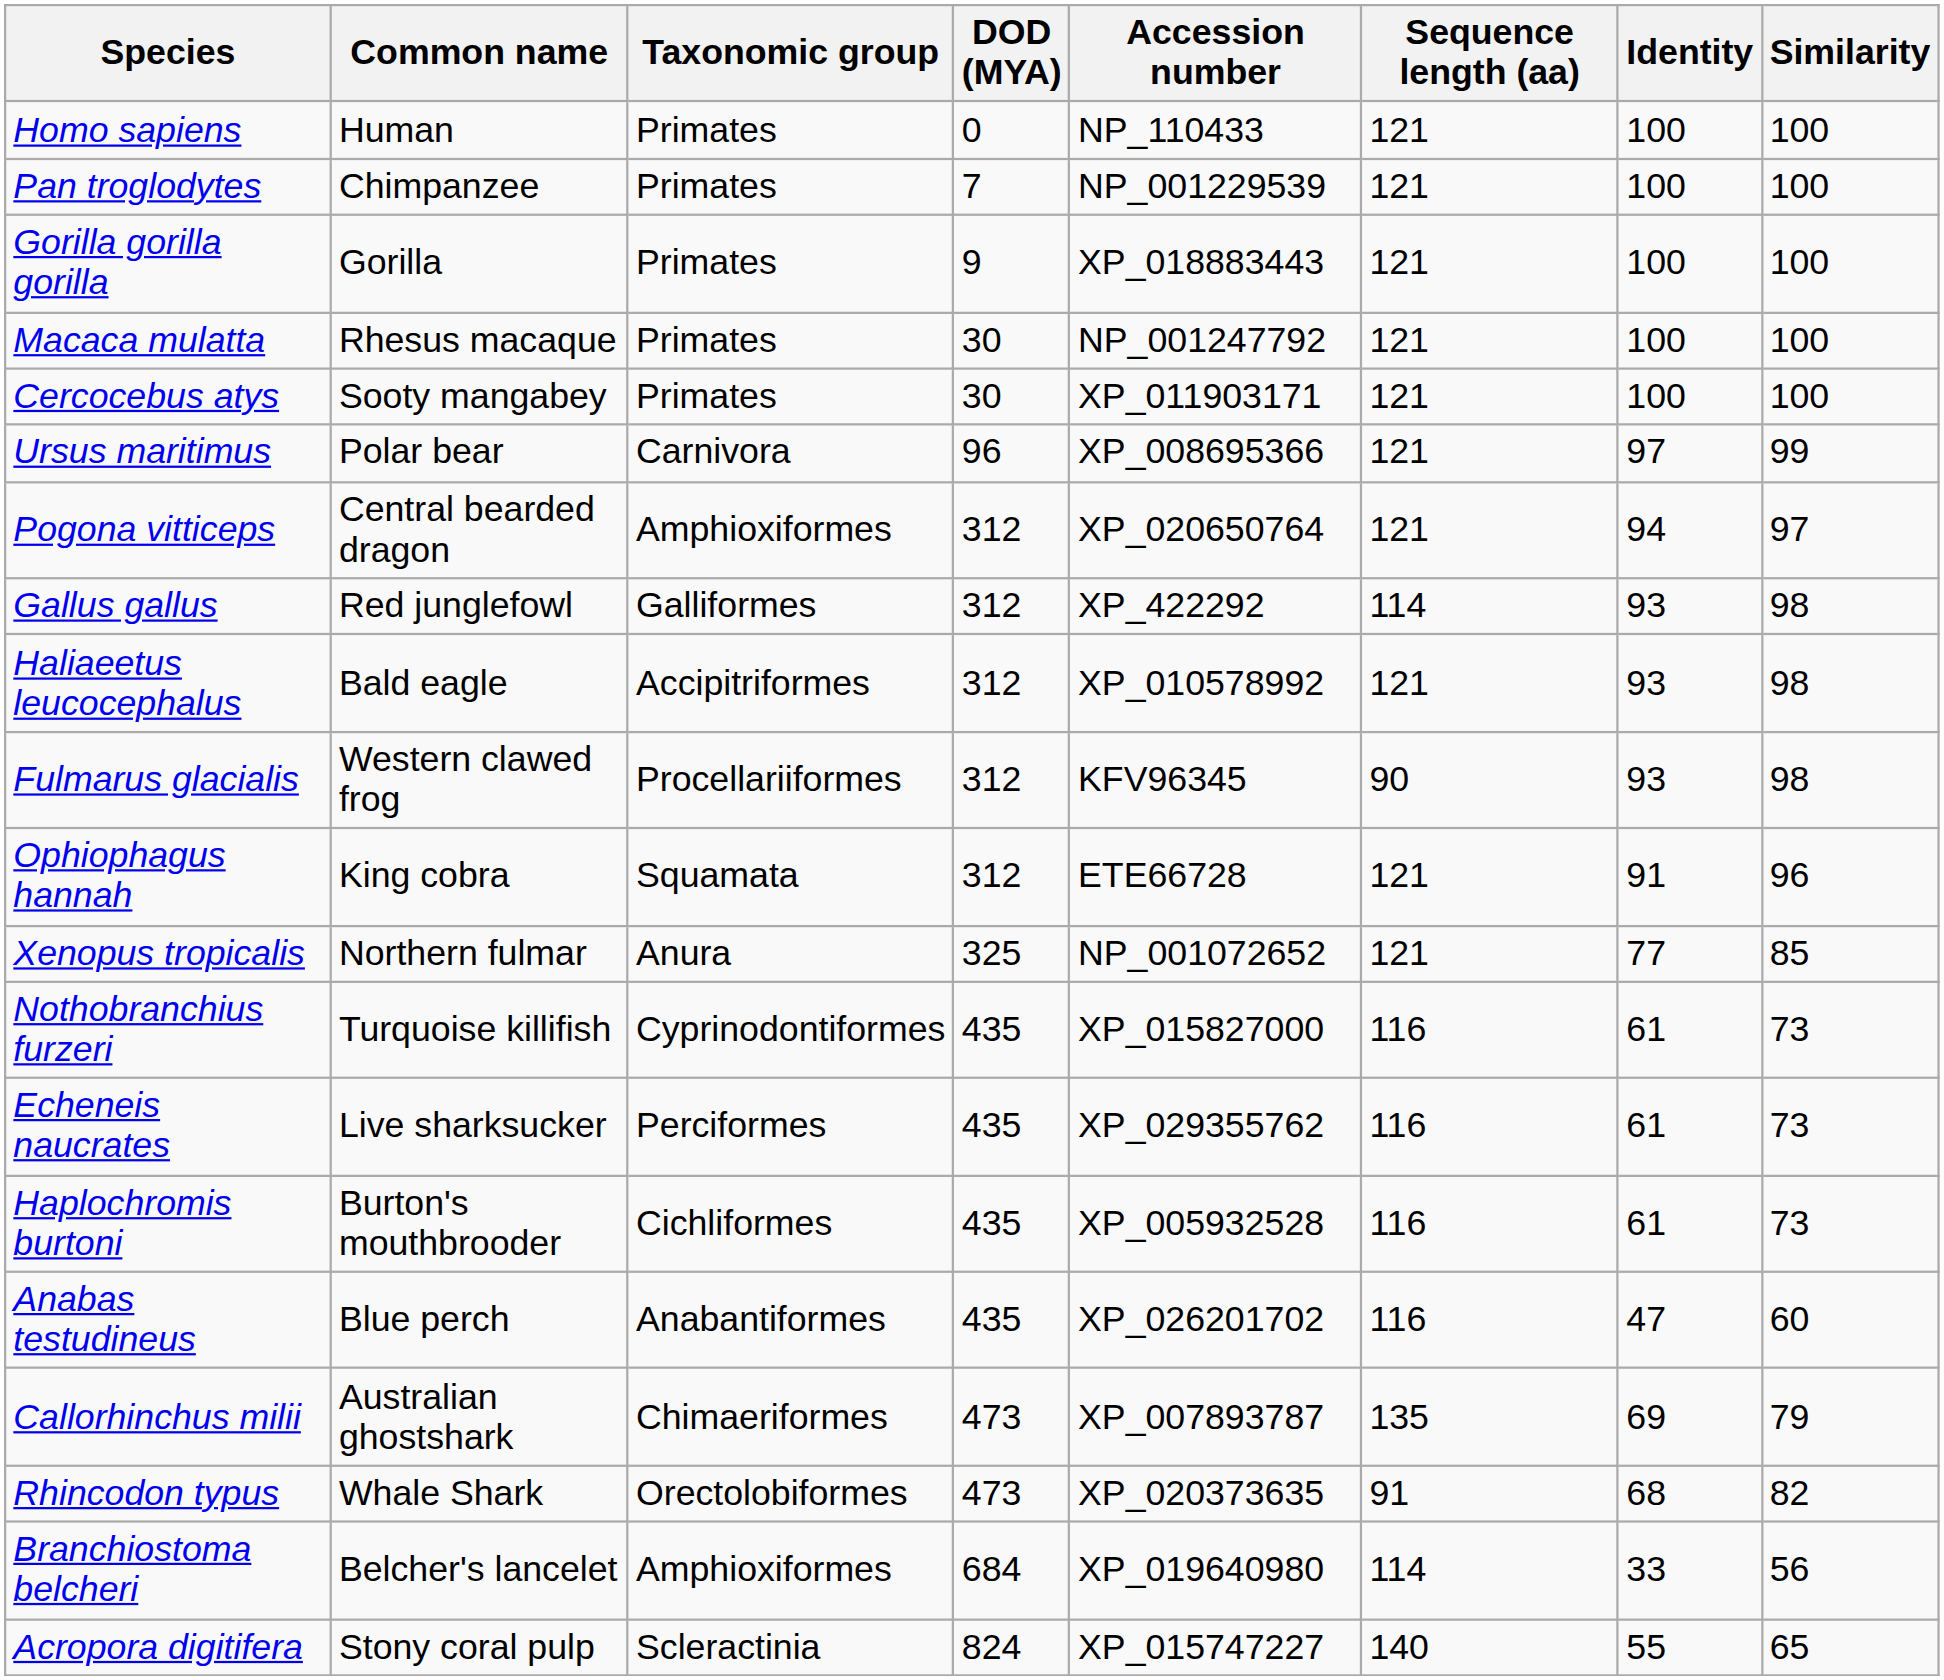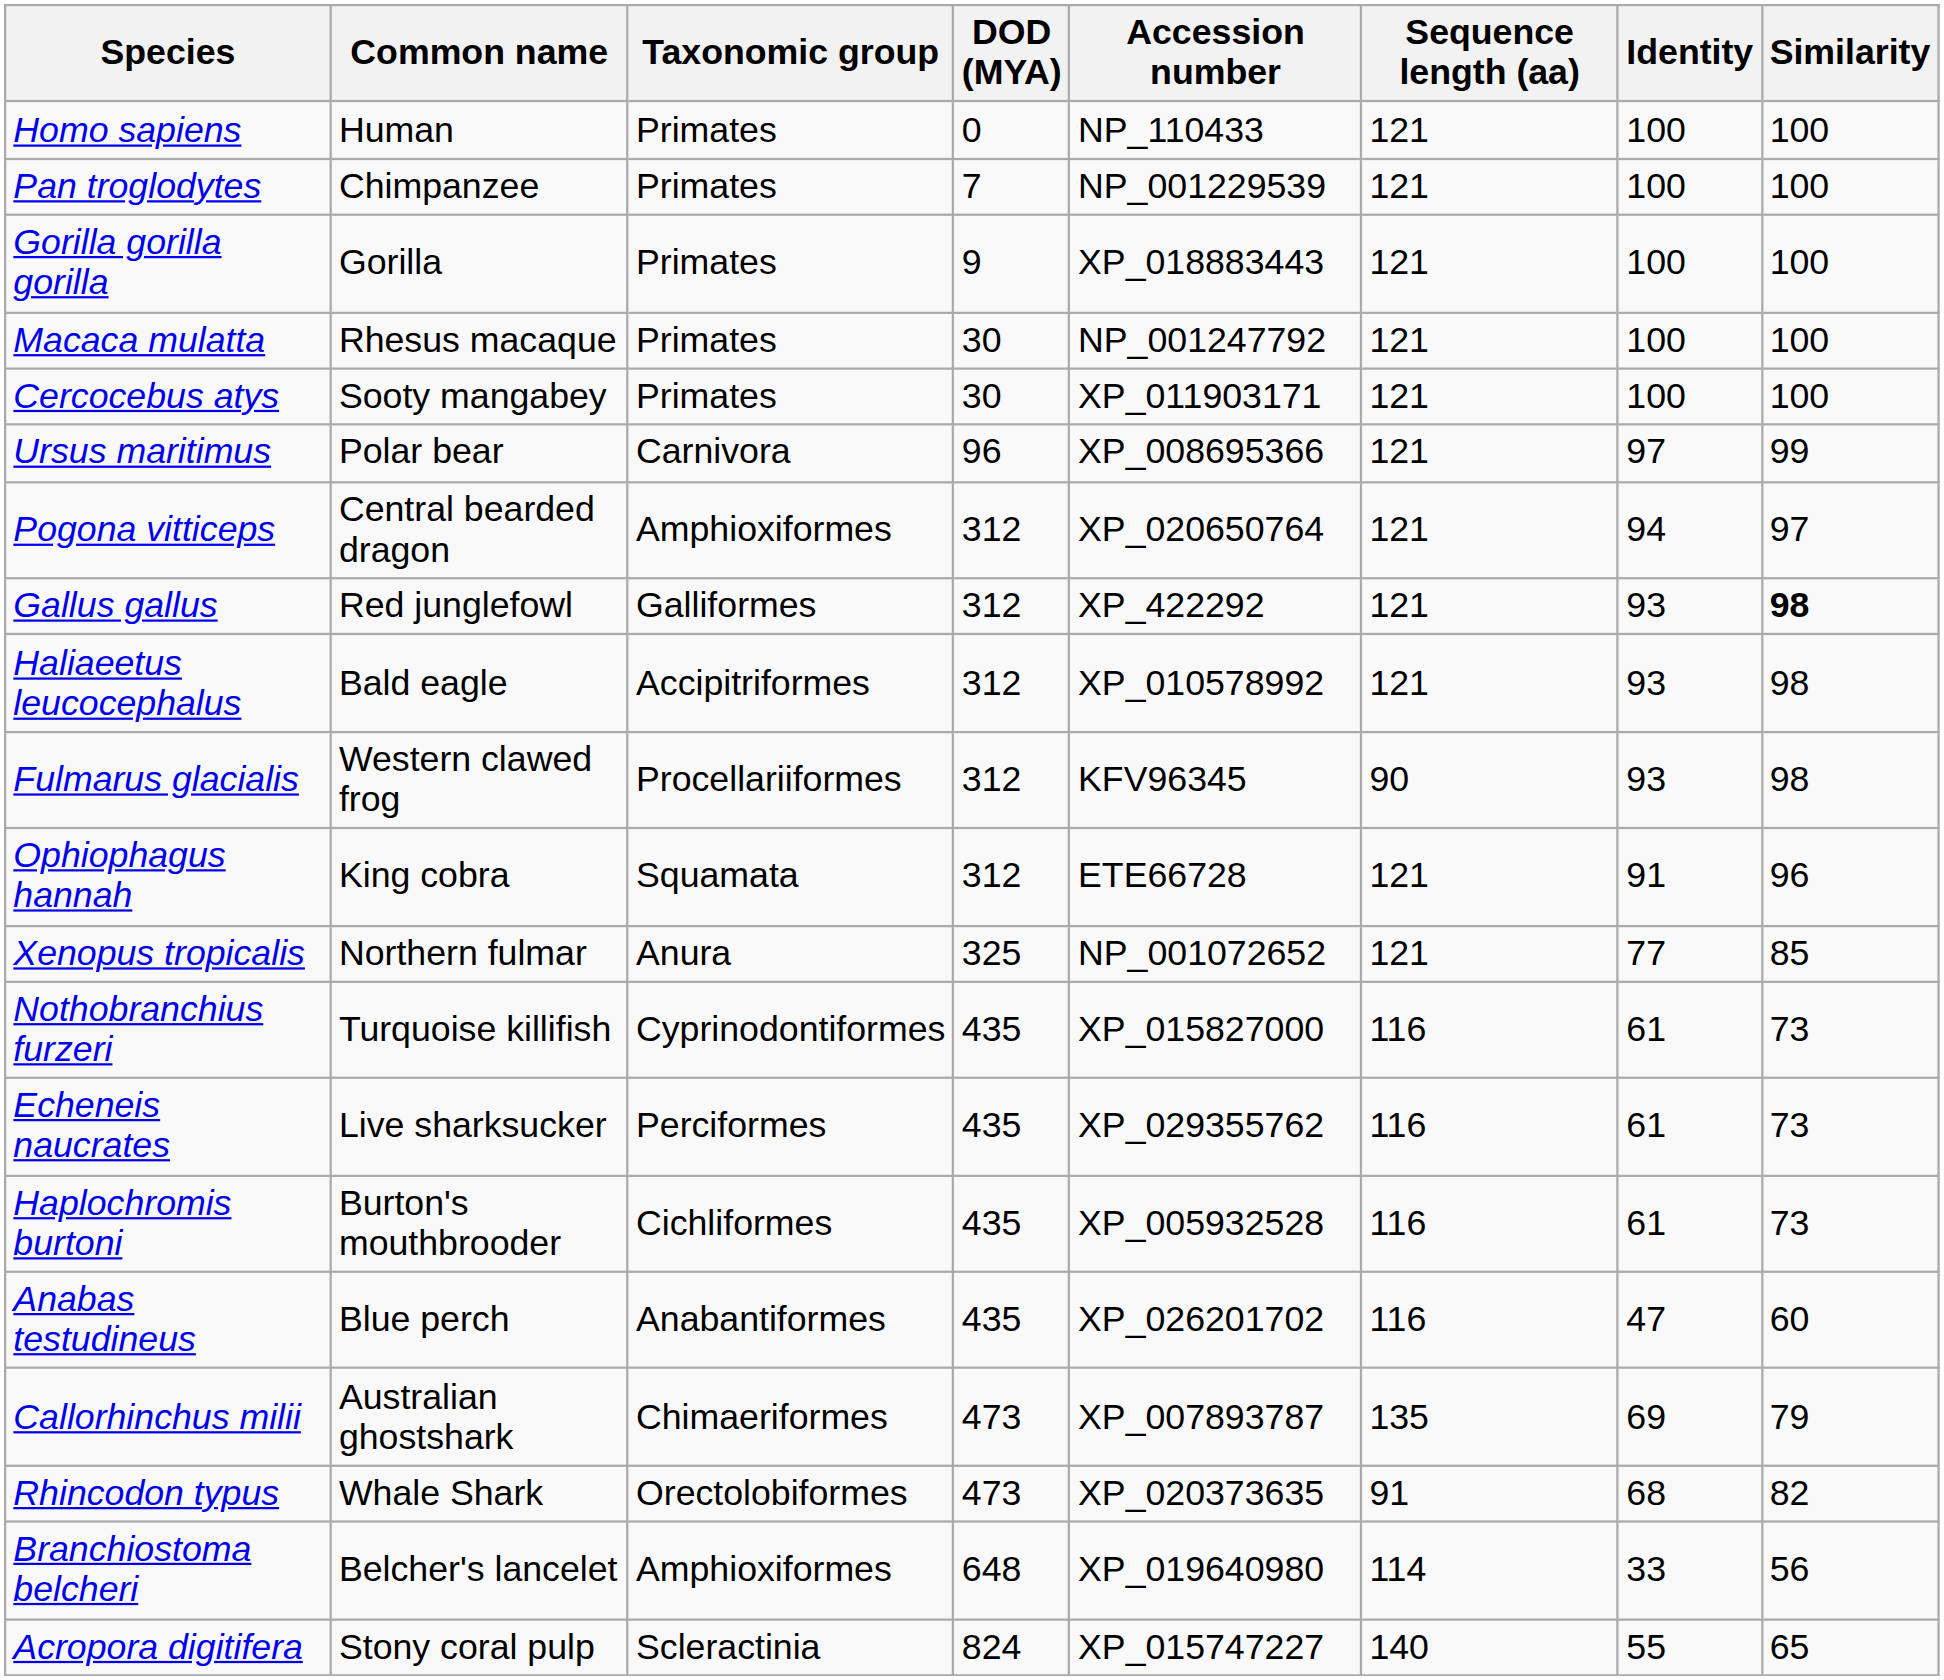(1398, 605) 114 -> (1399, 605) 121
(1789, 605) normal -> (1789, 605) bold
(992, 1569) 684 -> (992, 1569) 648
